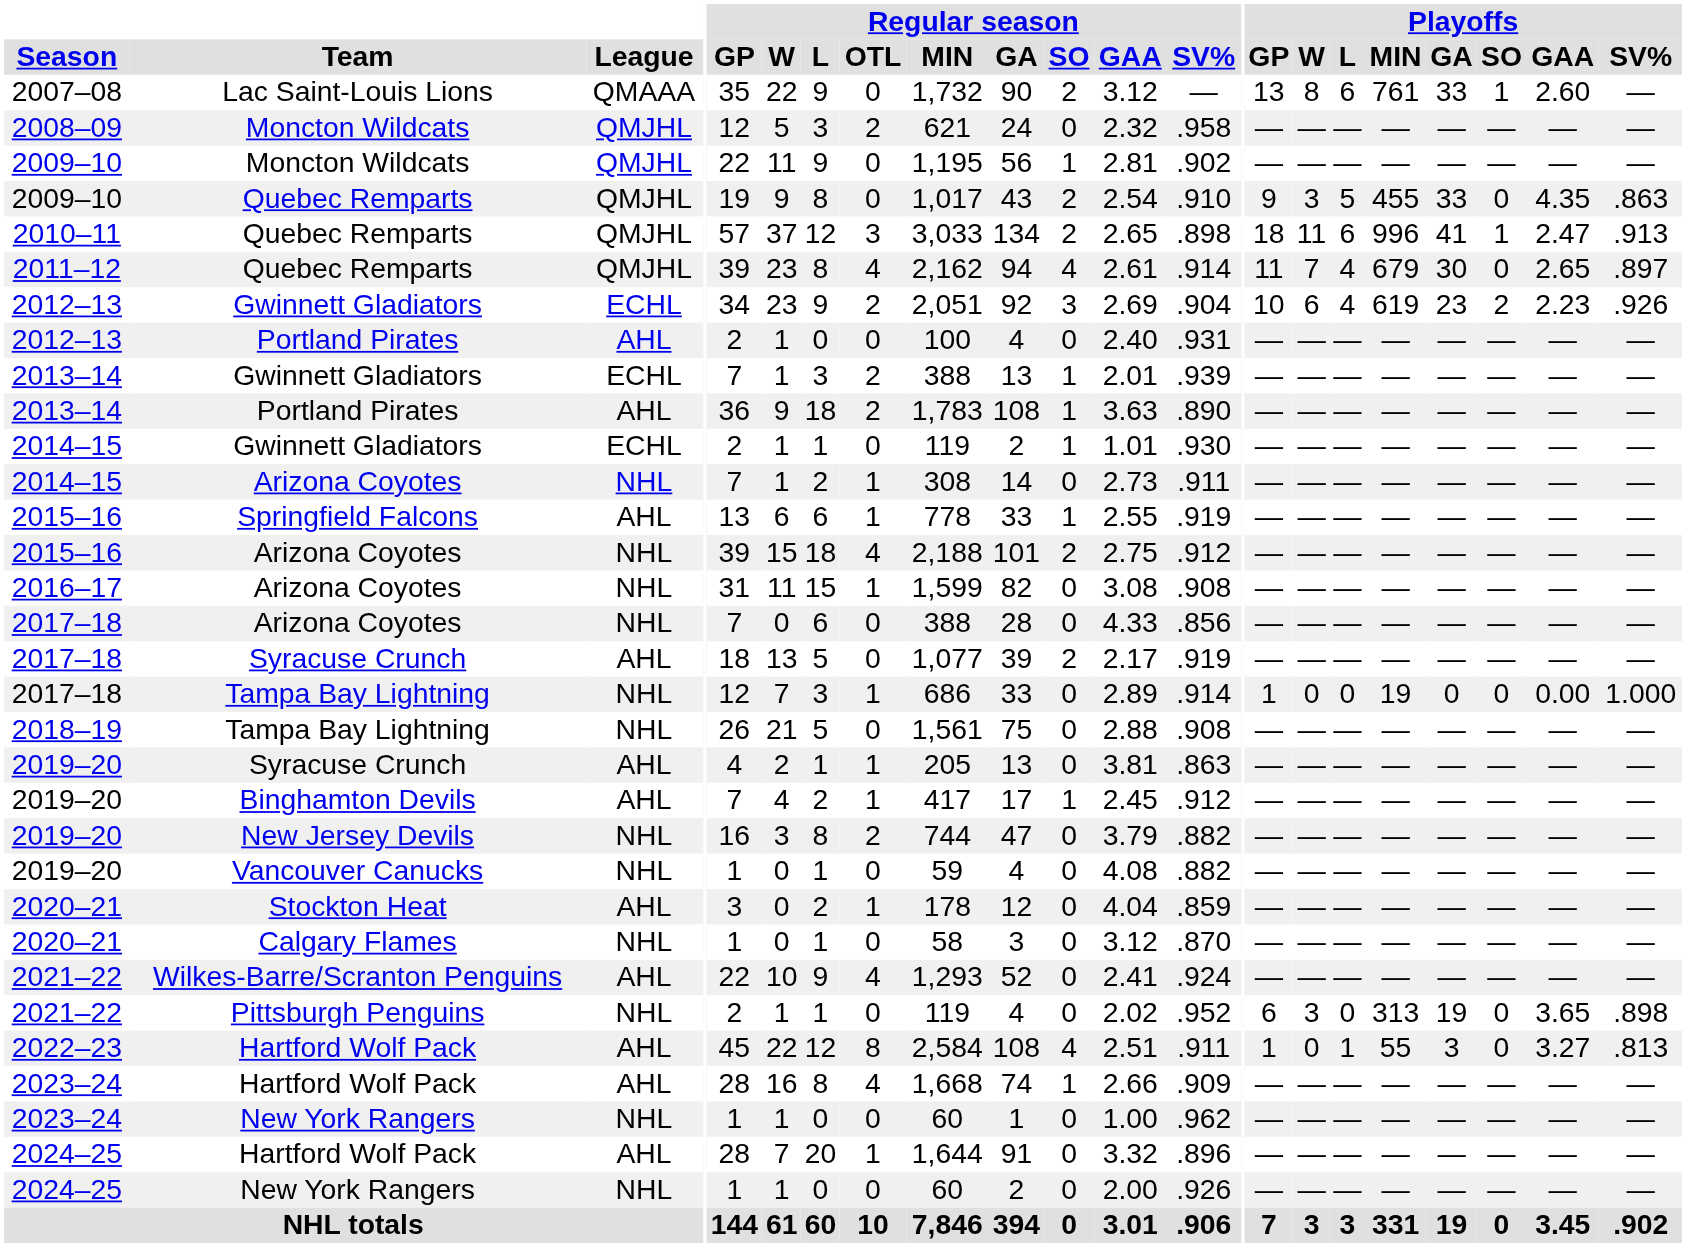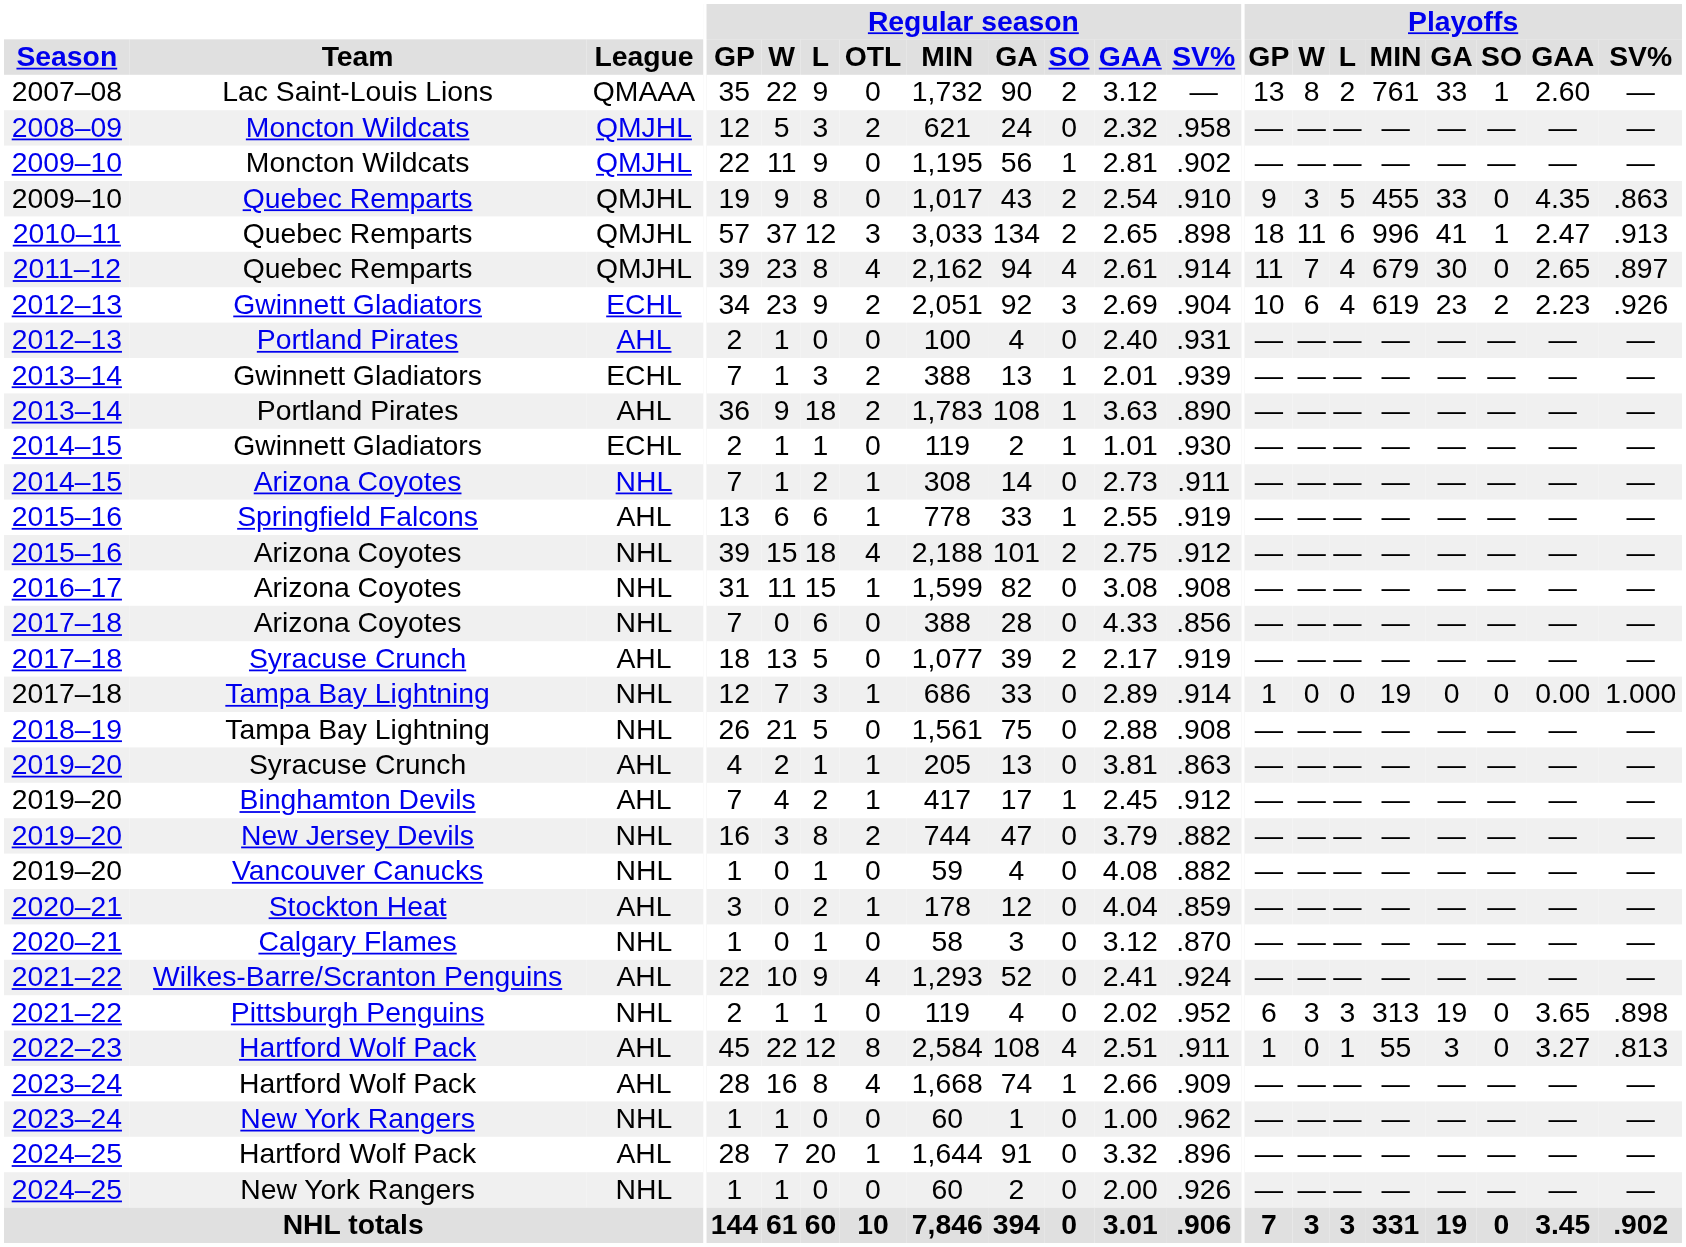(1347, 92) 6 -> (1347, 92) 2
(1347, 1012) 0 -> (1347, 1012) 3
